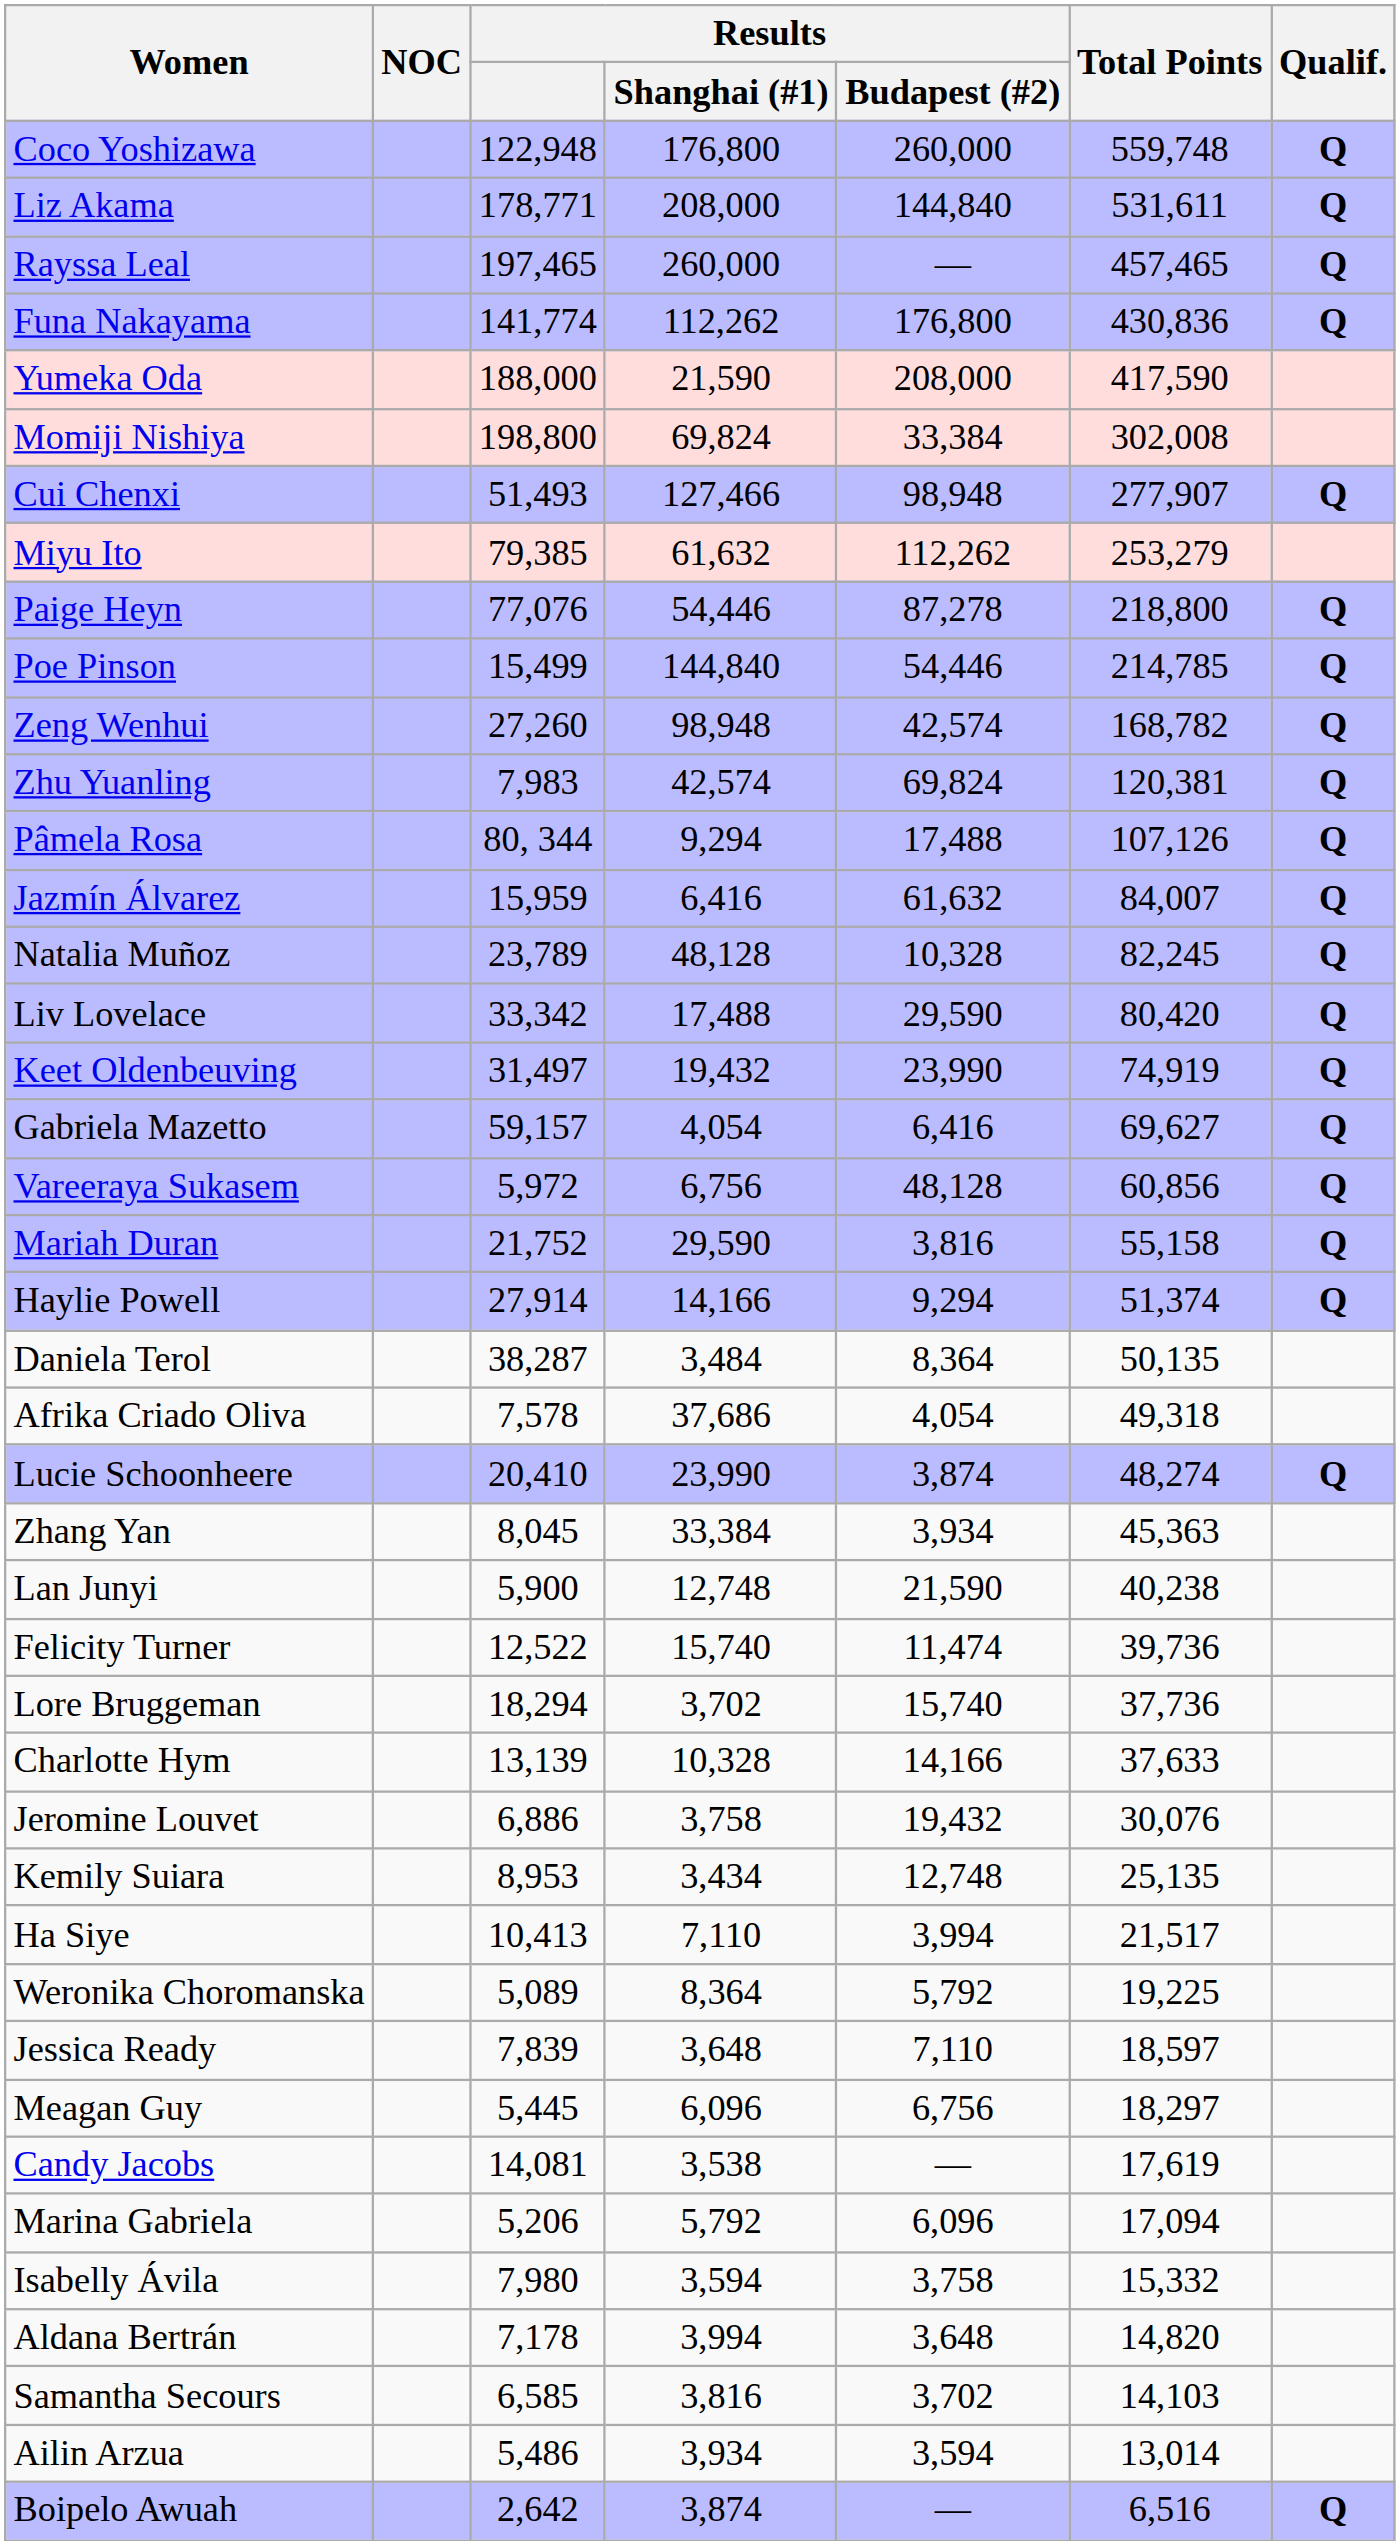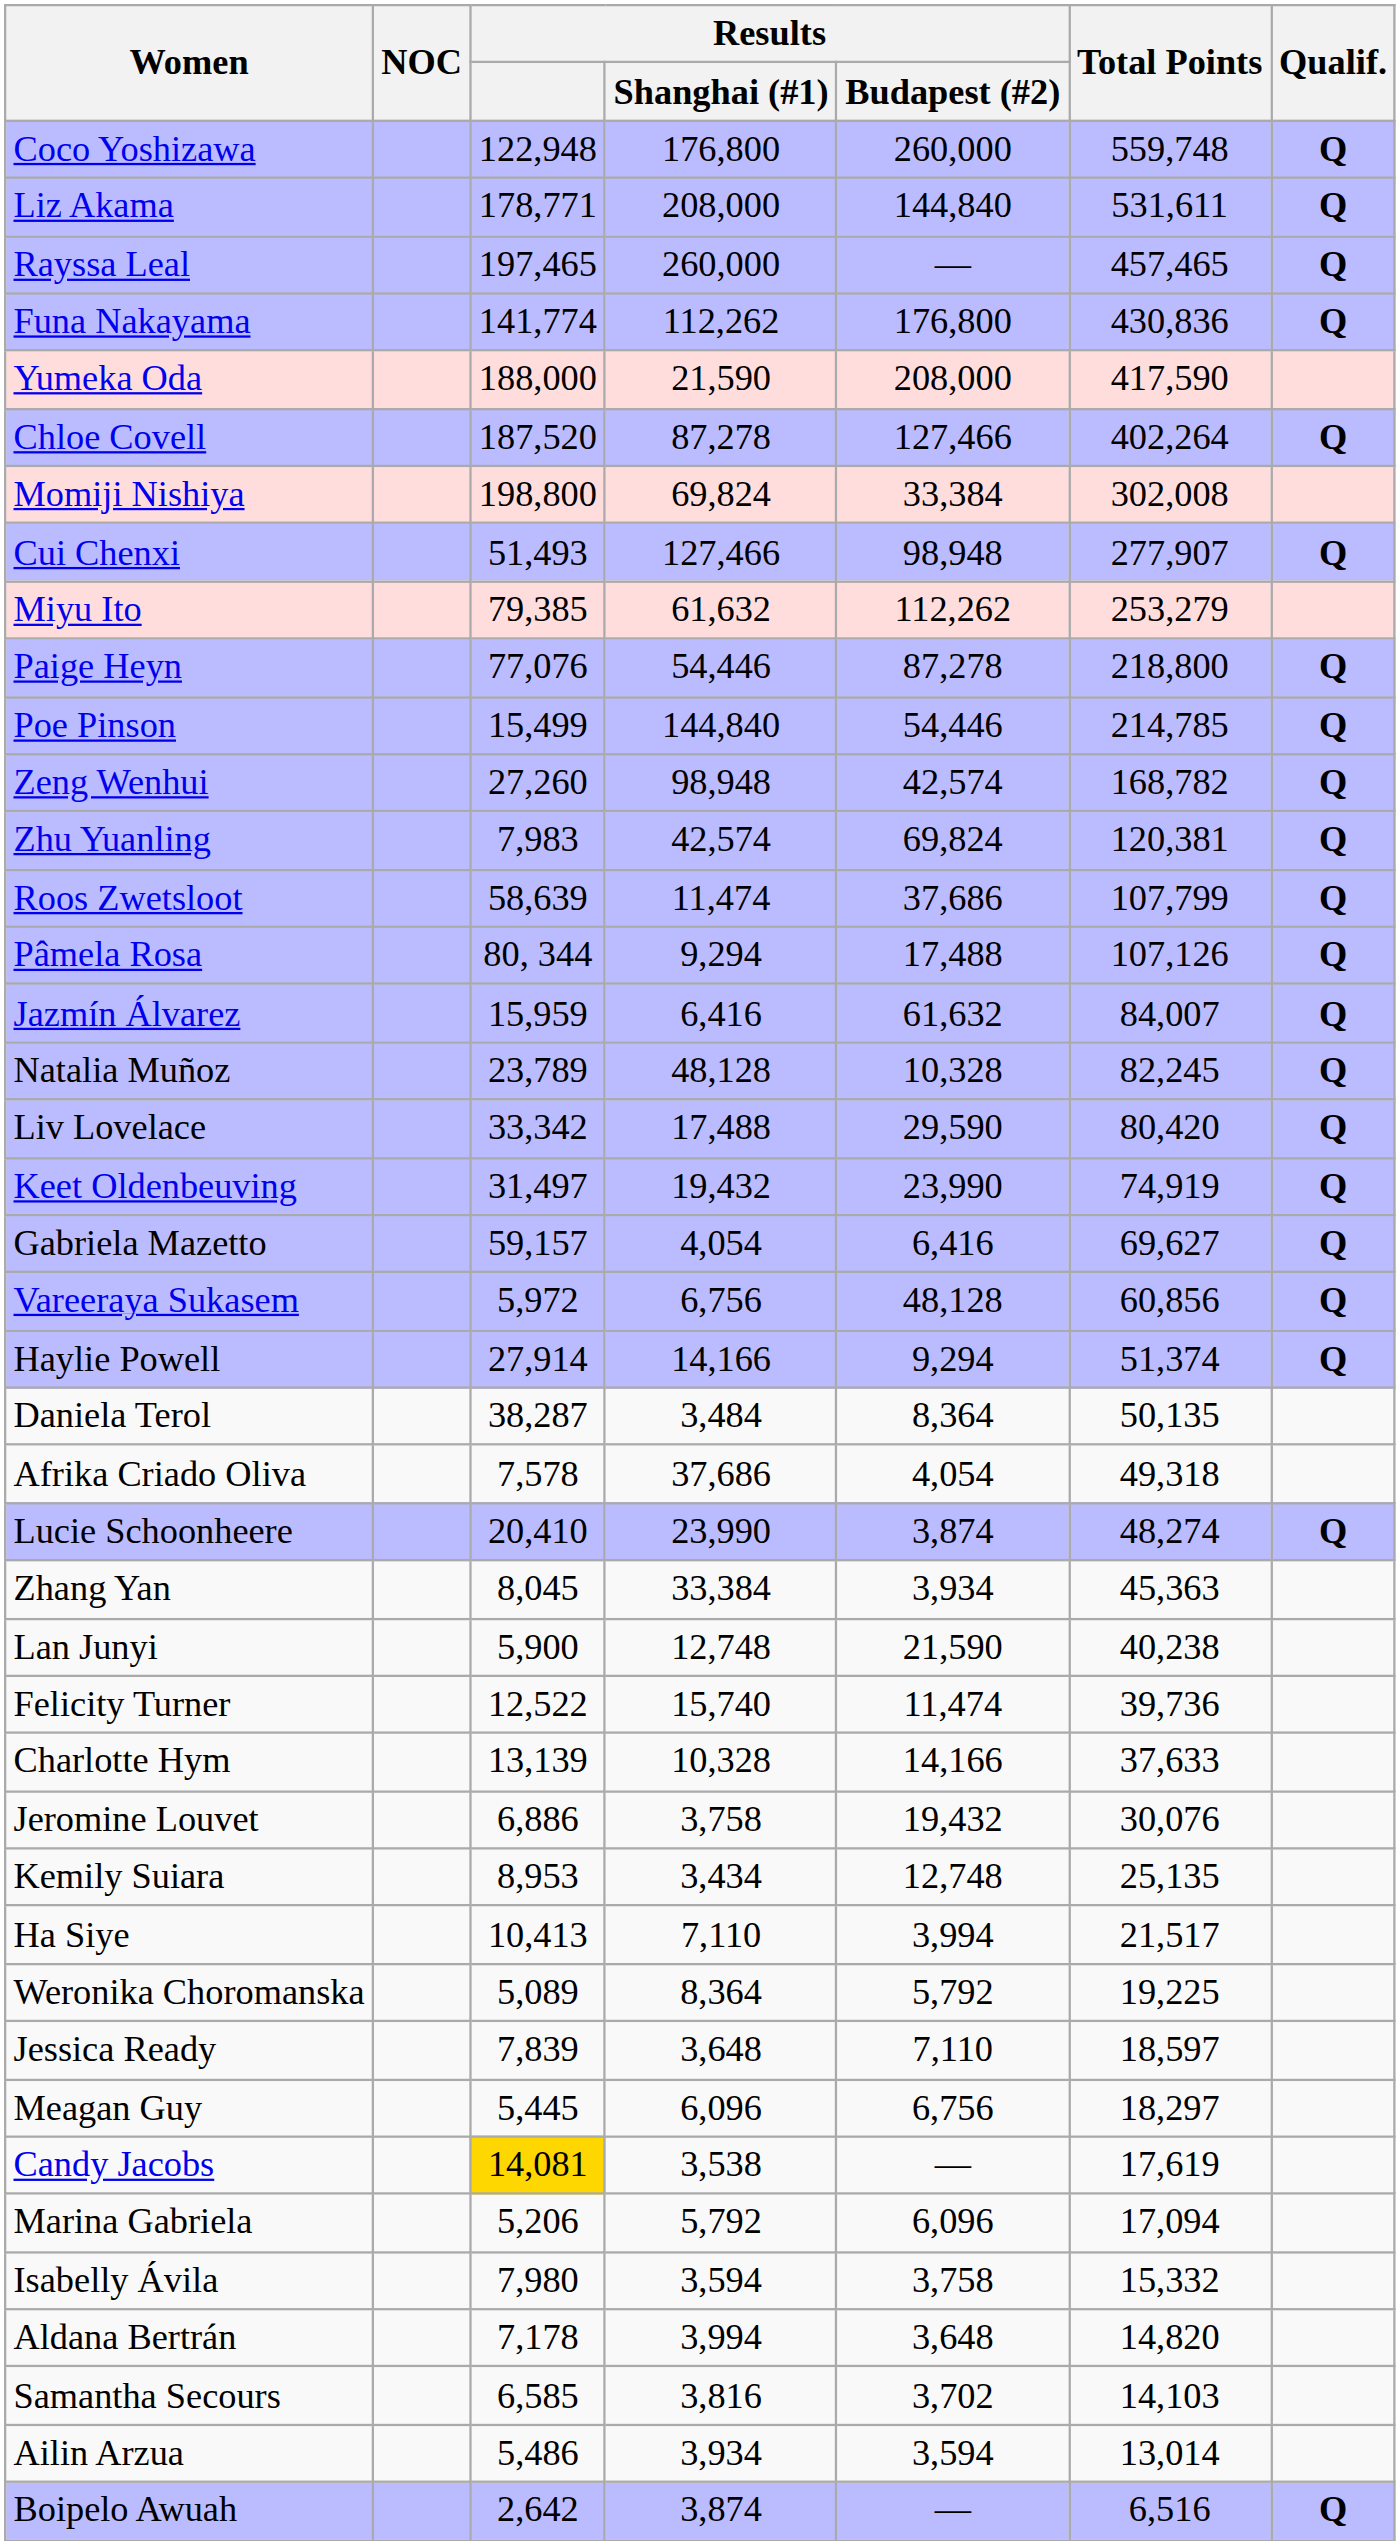+ row: (110, 436)
+ row: (128, 897)
- row: (116, 1242)
- row: (137, 1703)
(538, 2164) no background -> (538, 2164) gold background
